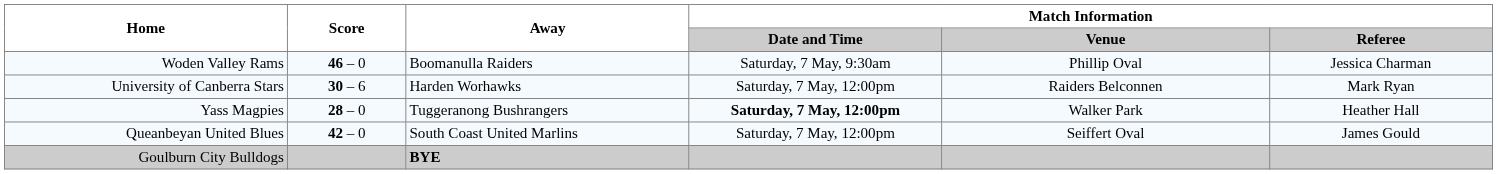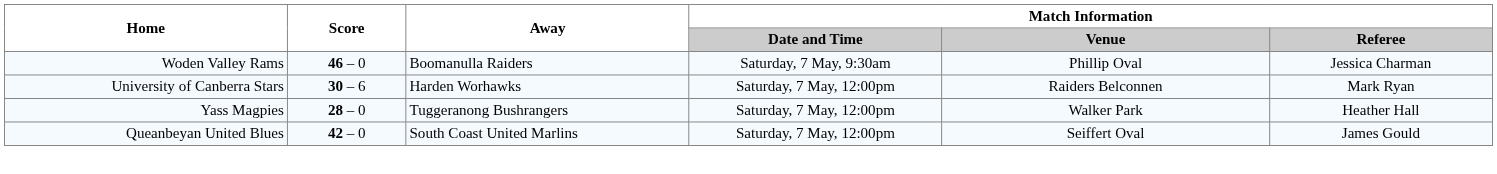(815, 110) bold -> (815, 110) normal
- row: (211, 157)
